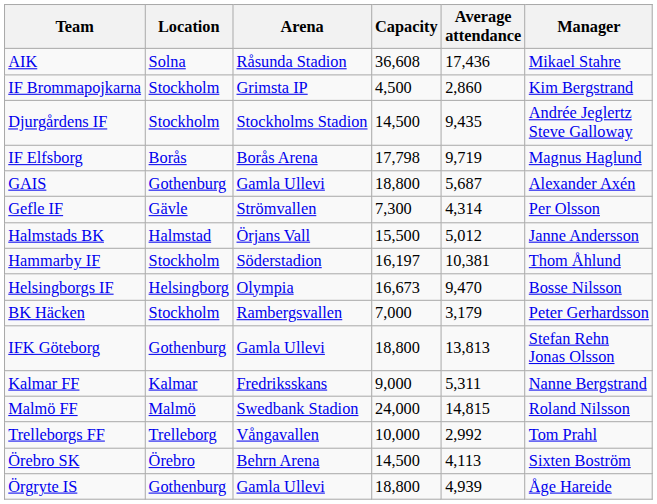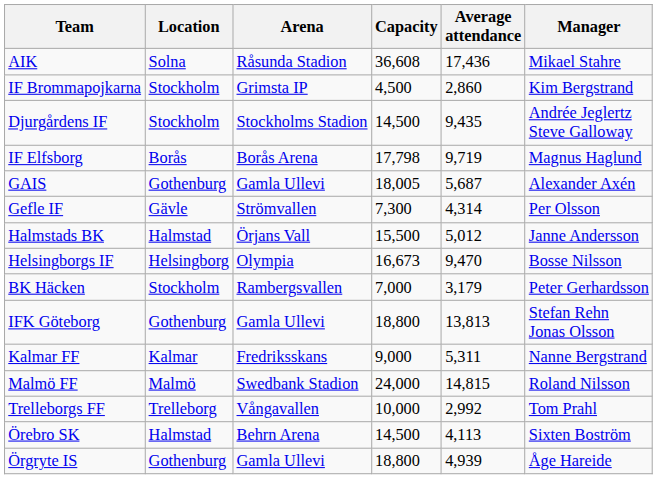(397, 183) 18,800 -> (397, 183) 18,005
- row: (54, 261)
(172, 460) Örebro -> (180, 434) Halmstad
